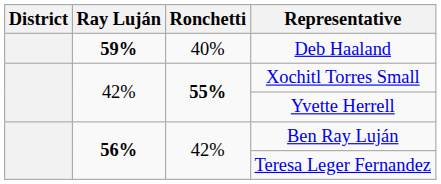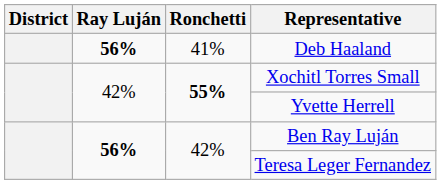(119, 48) 59% -> (119, 48) 56%
(208, 48) 40% -> (208, 48) 41%
